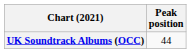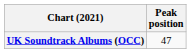(166, 40) 44 -> (166, 40) 47
